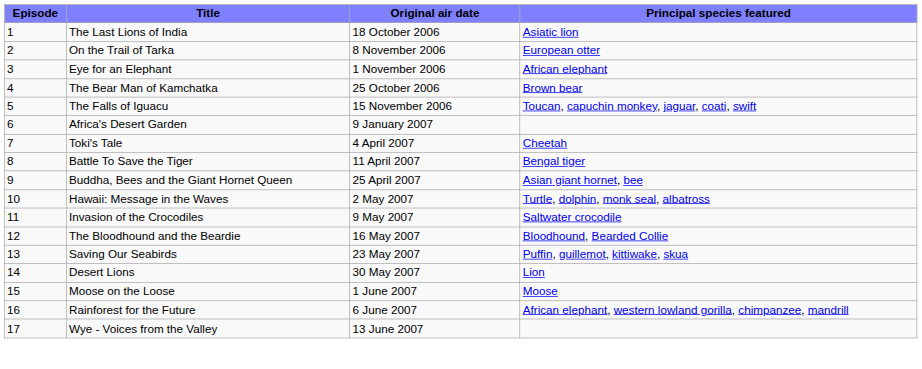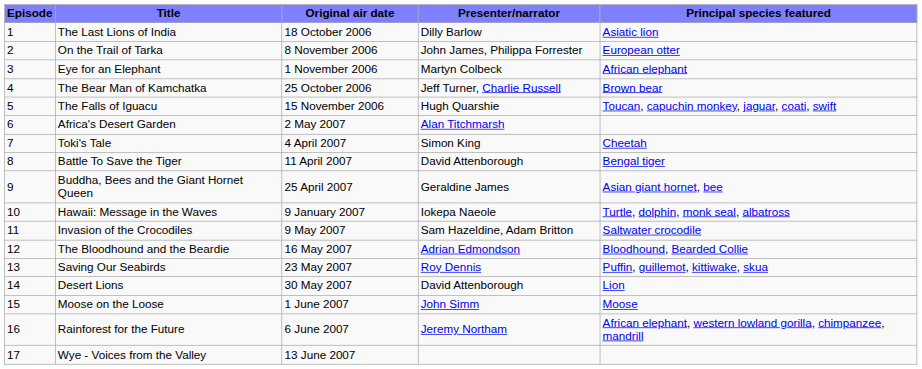+ column: (509, 13)
(393, 124) 9 January 2007 -> (315, 124) 2 May 2007
(383, 198) 2 May 2007 -> (325, 212) 9 January 2007
